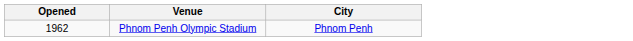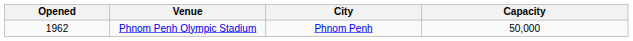+ column: (525, 12)
